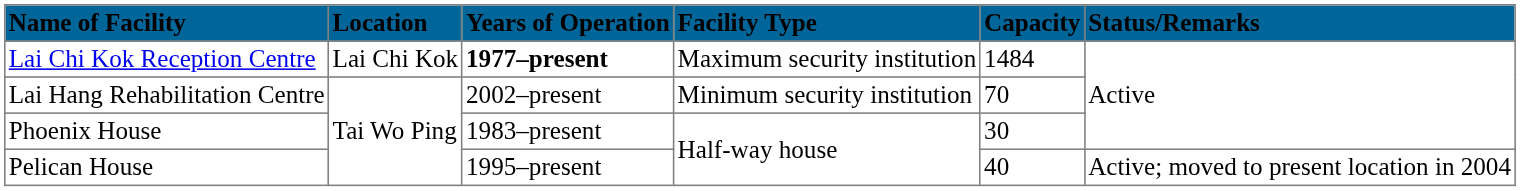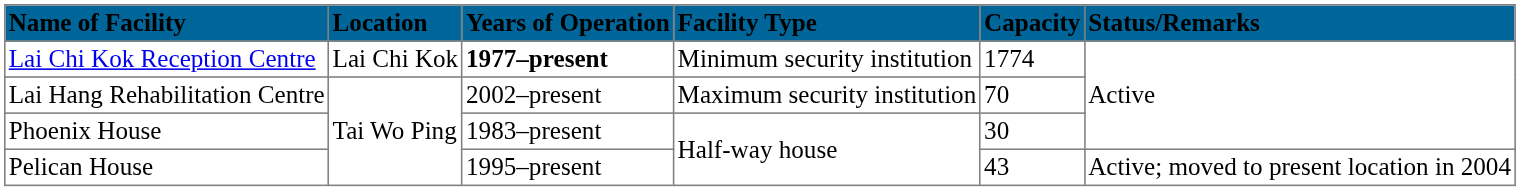(827, 58) Maximum security institution -> (825, 58) Minimum security institution
(1009, 58) 1484 -> (1009, 58) 1774
(825, 94) Minimum security institution -> (827, 94) Maximum security institution
(997, 166) 40 -> (997, 166) 43
